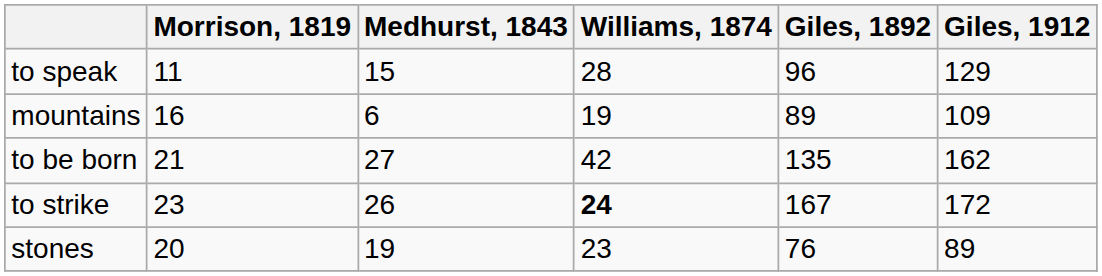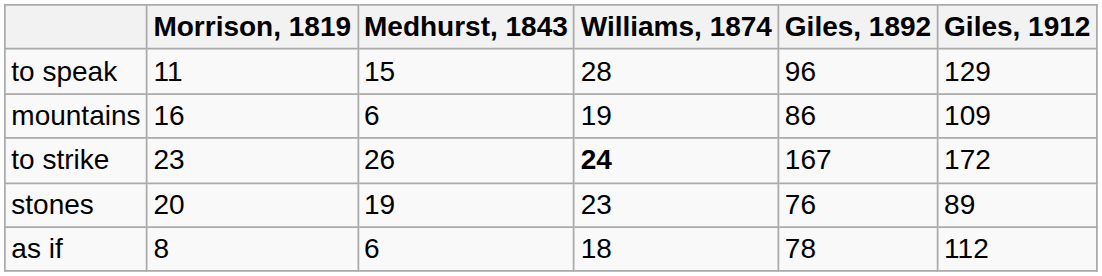(800, 115) 89 -> (800, 115) 86
- row: (74, 159)
+ row: (37, 248)
